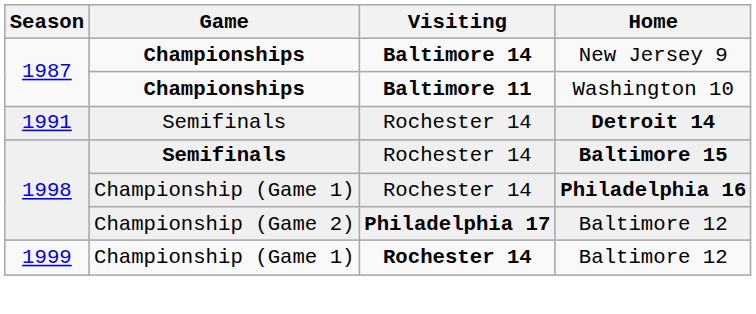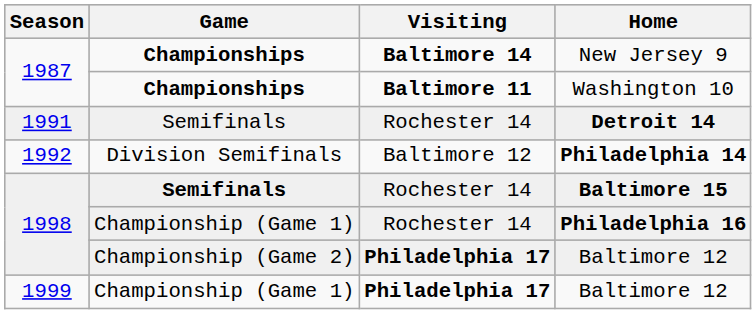+ row: (47, 156)
(457, 257) Rochester 14 -> (457, 291) Philadelphia 17
